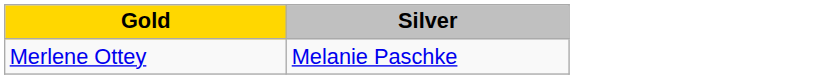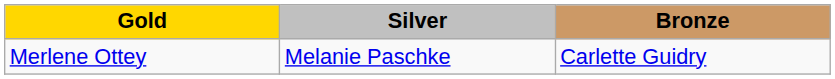+ column: (693, 21)
